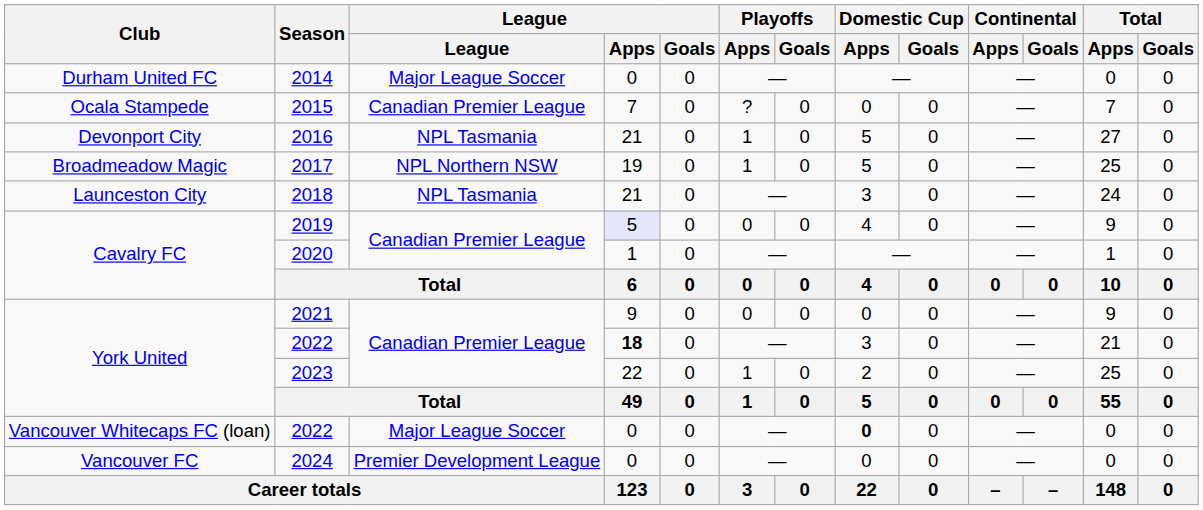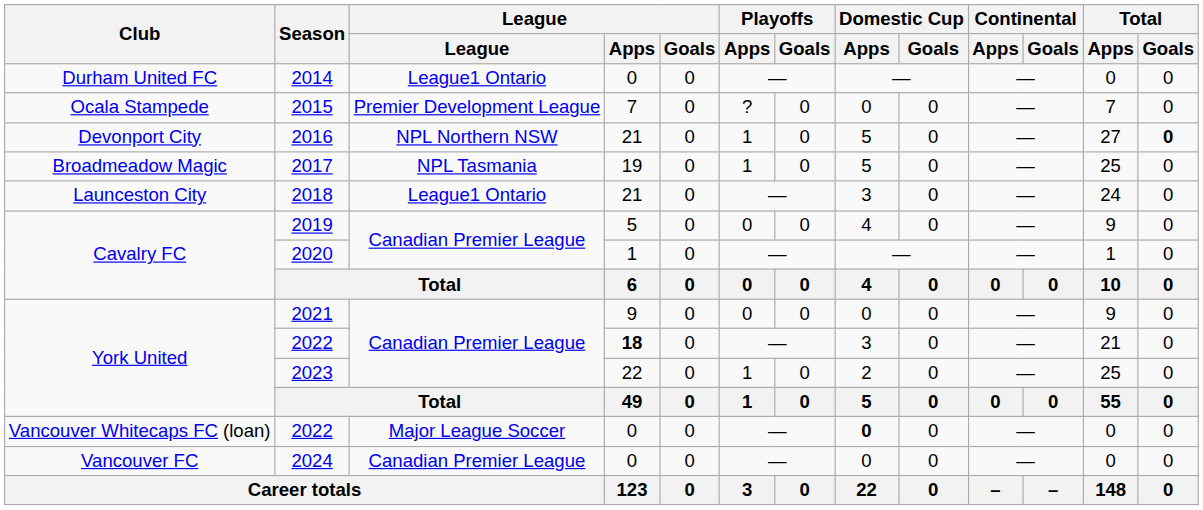(477, 78) Major League Soccer -> (477, 78) League1 Ontario
(477, 107) Canadian Premier League -> (477, 107) Premier Development League
(477, 136) NPL Tasmania -> (477, 136) NPL Northern NSW
(1168, 136) normal -> (1168, 136) bold
(477, 166) NPL Northern NSW -> (477, 166) NPL Tasmania
(477, 195) NPL Tasmania -> (477, 195) League1 Ontario
(632, 225) lavender background -> (632, 225) no background
(477, 460) Premier Development League -> (477, 460) Canadian Premier League
